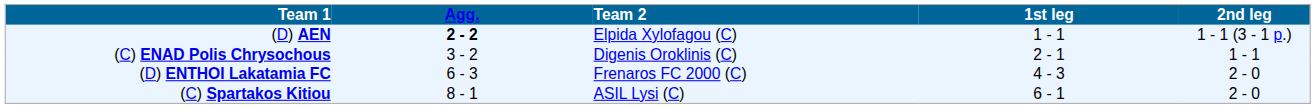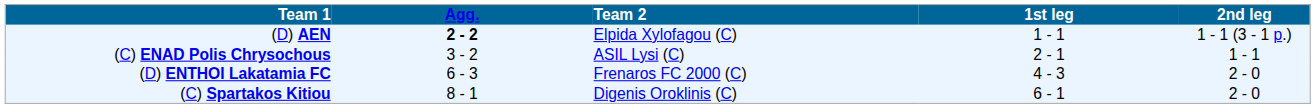(665, 54) Digenis Oroklinis (C) -> (639, 54) ASIL Lysi (C)
(639, 93) ASIL Lysi (C) -> (665, 93) Digenis Oroklinis (C)
